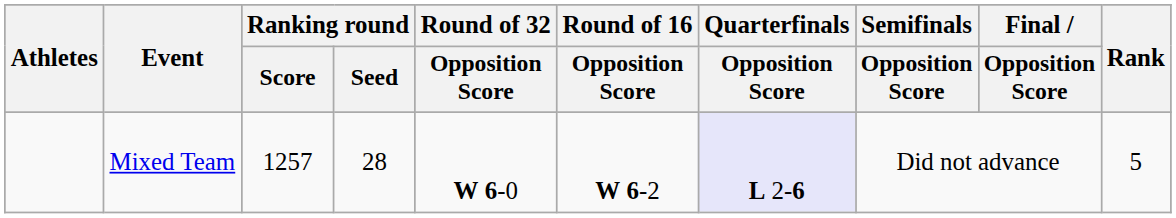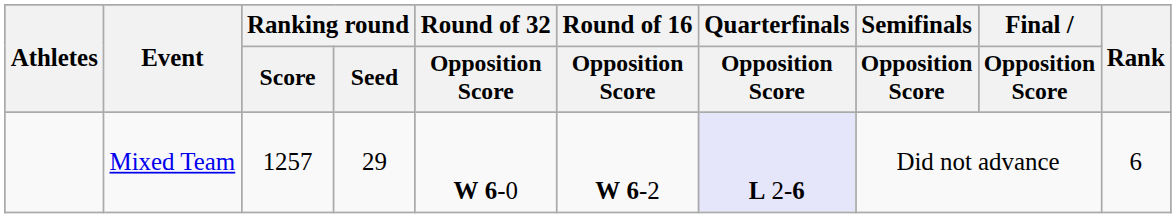(374, 162) 28 -> (374, 162) 29
(1136, 162) 5 -> (1136, 162) 6
